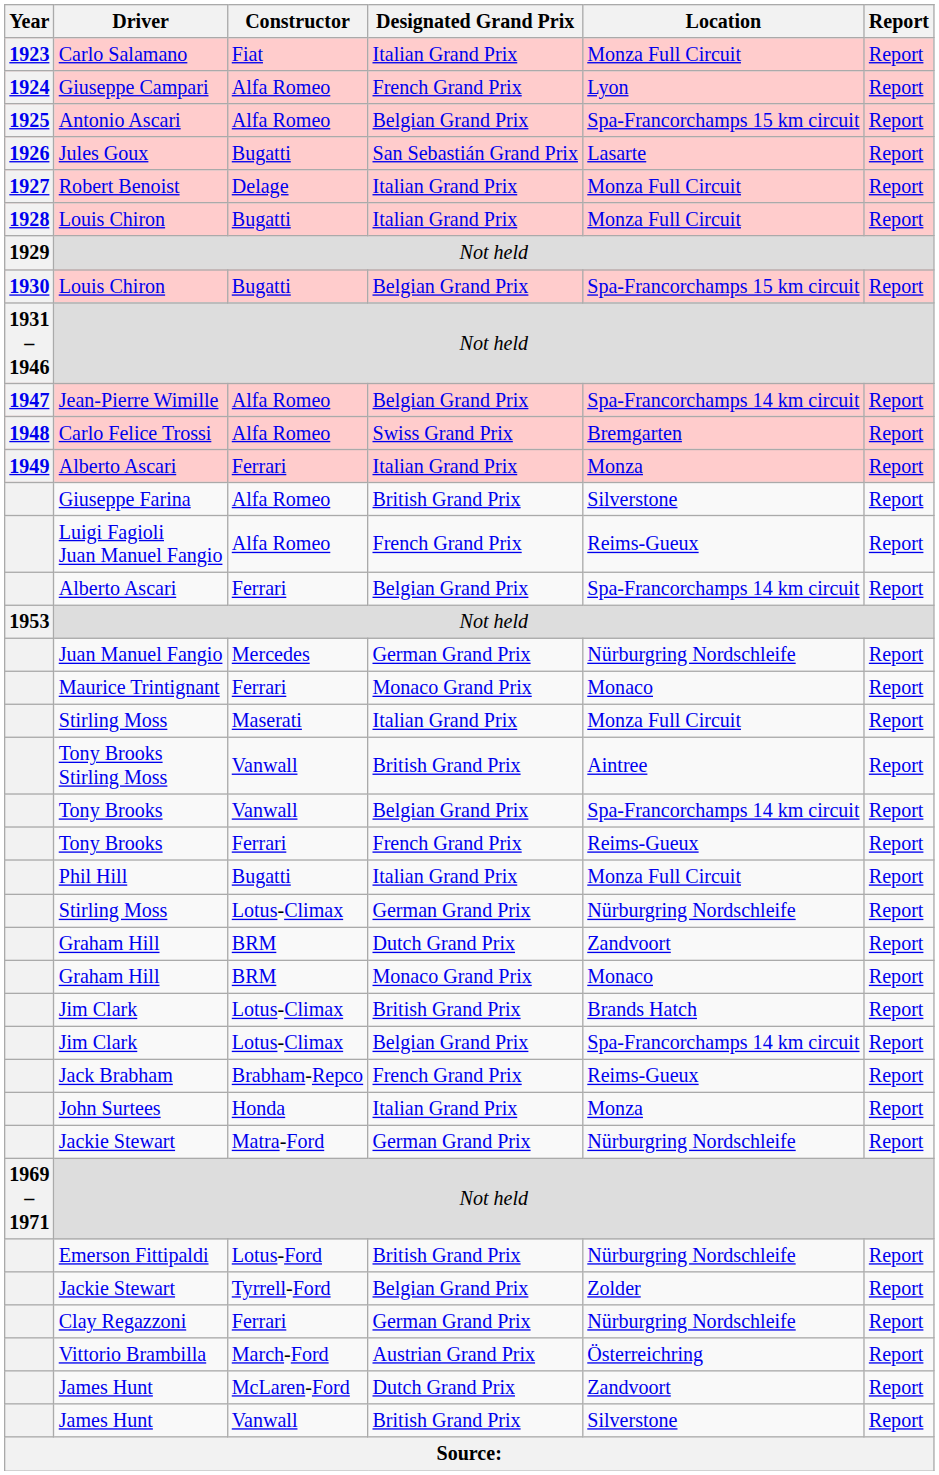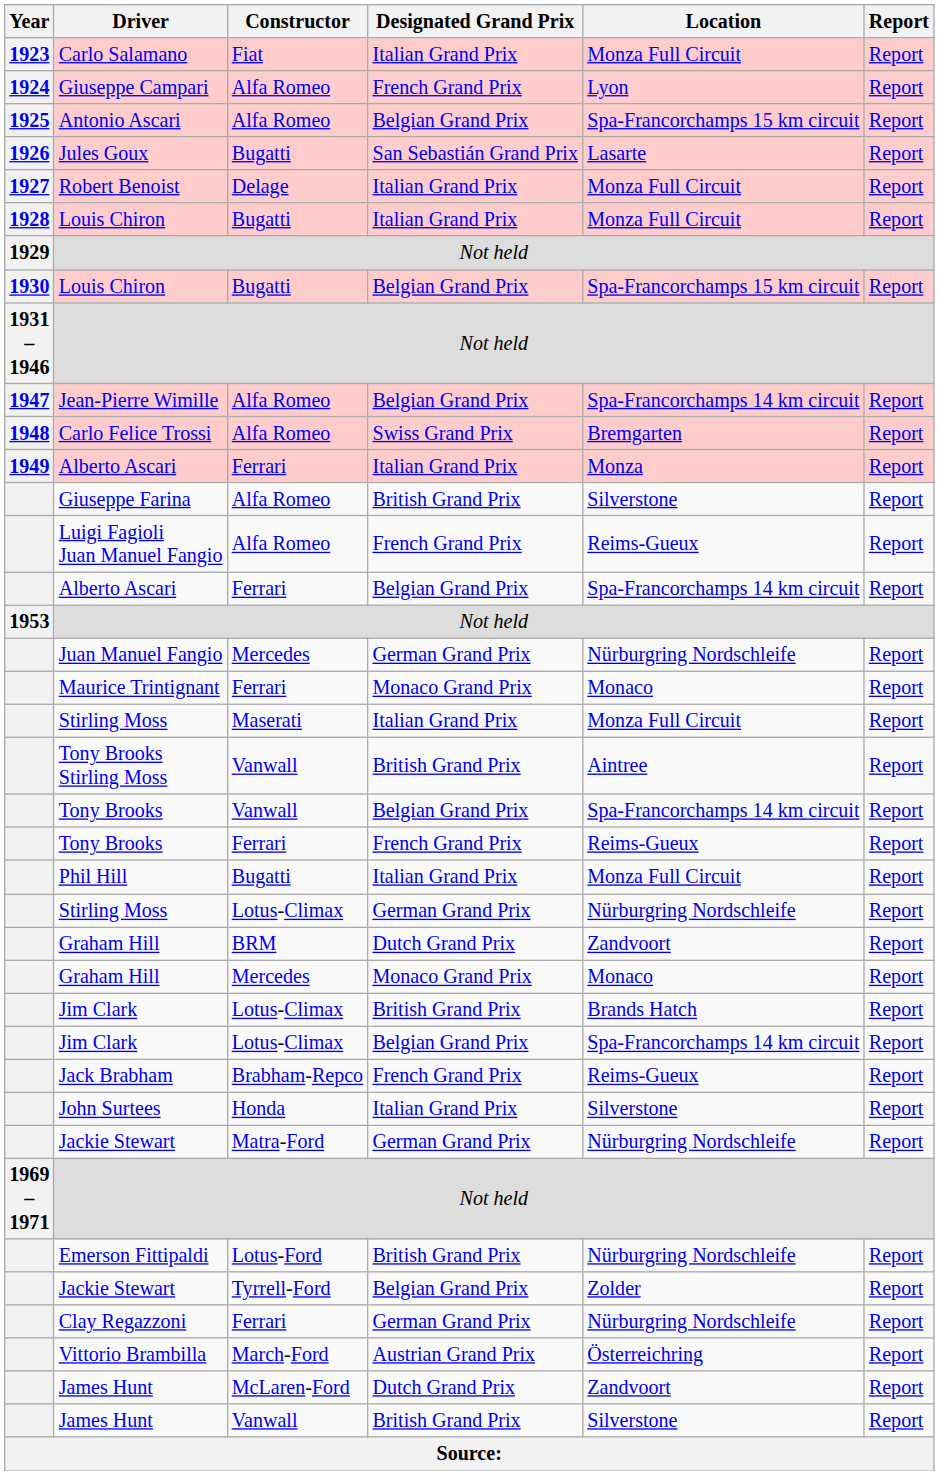(254, 976) BRM -> (271, 976) Mercedes
(615, 1108) Monza -> (632, 1108) Silverstone
